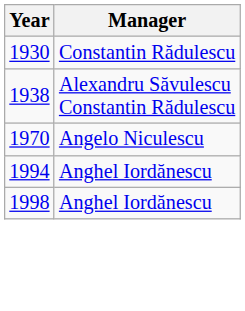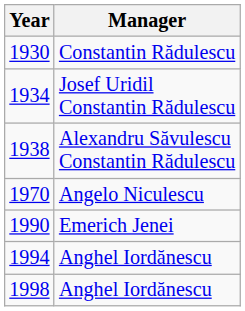+ row: (29, 95)
+ row: (29, 225)
